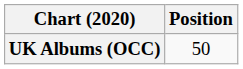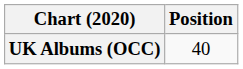(201, 48) 50 -> (201, 48) 40
